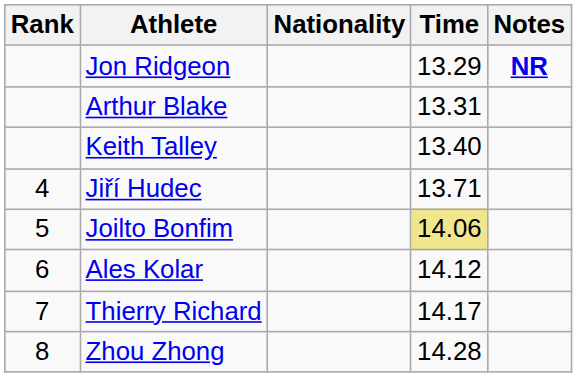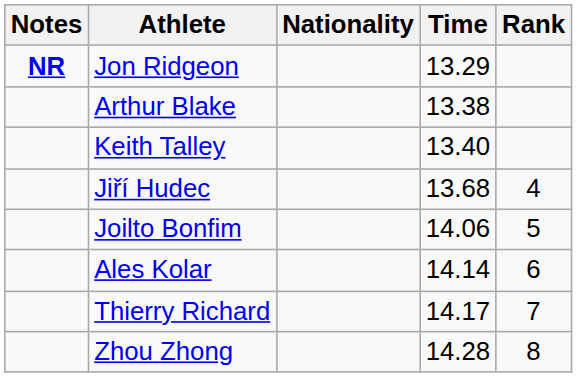columns swapped: (42, 24) <-> (529, 24)
(449, 106) 13.31 -> (458, 106) 13.38
(449, 188) 13.71 -> (458, 188) 13.68
(449, 229) khaki background -> (458, 229) no background
(449, 270) 14.12 -> (458, 270) 14.14
